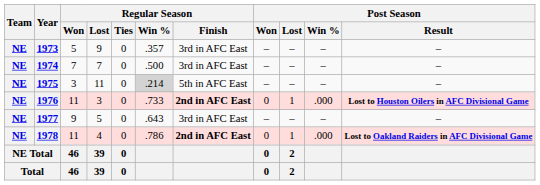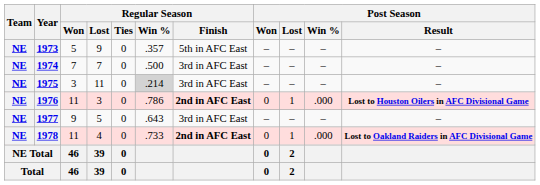(213, 48) 3rd in AFC East -> (213, 48) 5th in AFC East
(213, 83) 5th in AFC East -> (213, 83) 3rd in AFC East
(154, 101) .733 -> (154, 101) .786
(154, 136) .786 -> (154, 136) .733
